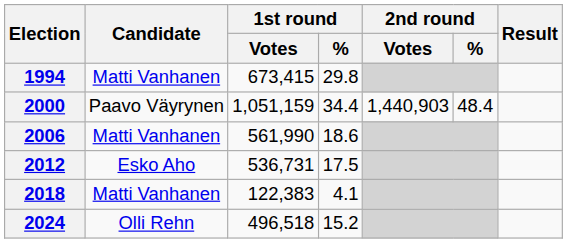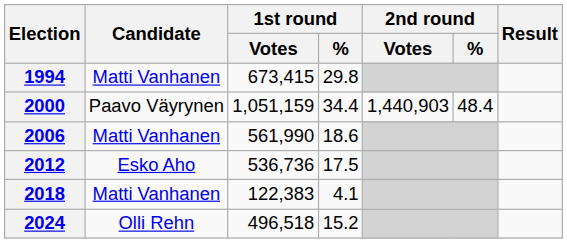(281, 164) 536,731 -> (281, 164) 536,736
